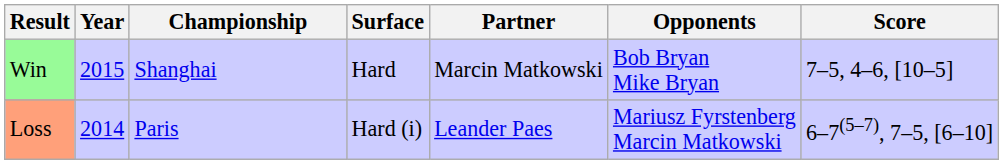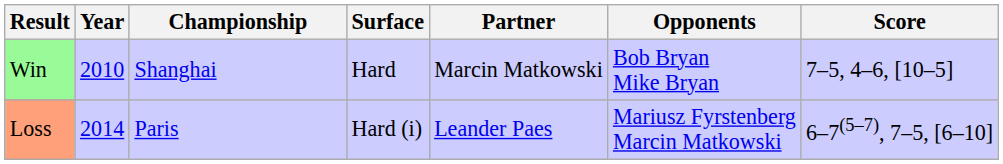(102, 69) 2015 -> (102, 69) 2010
